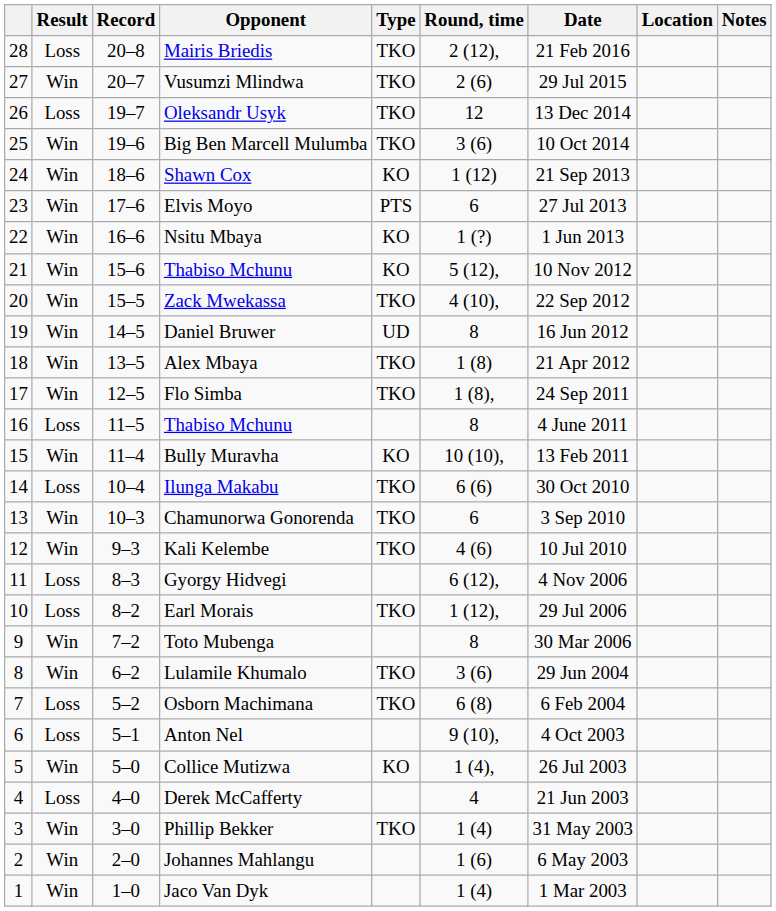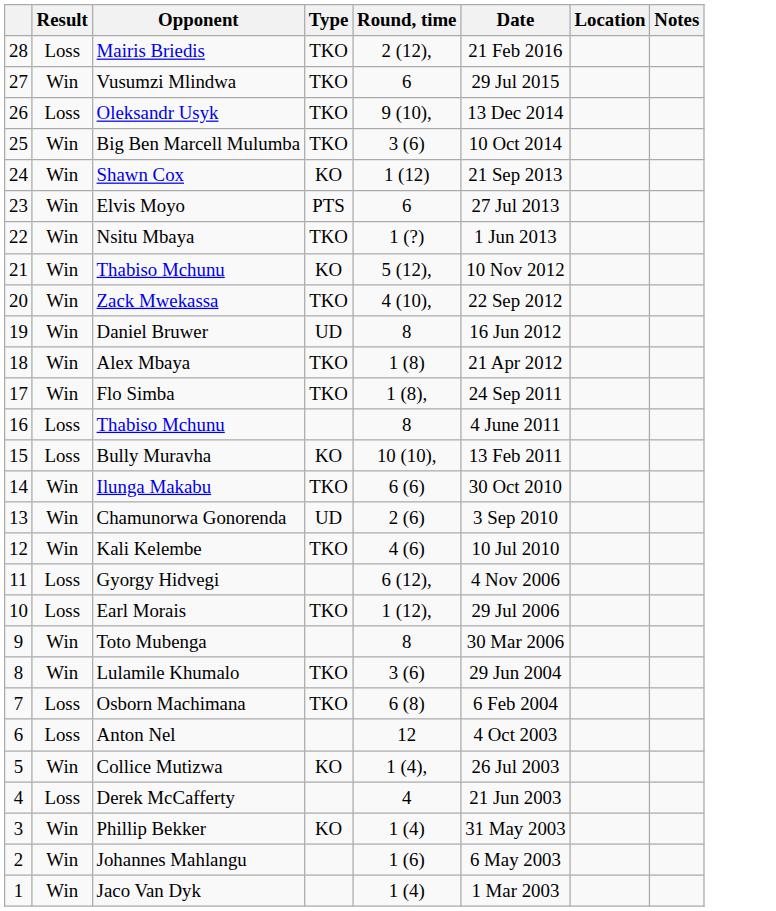- column: (126, 20)
(474, 82) 2 (6) -> (407, 82) 6
(474, 113) 12 -> (407, 113) 9 (10),
(396, 237) KO -> (329, 237) TKO
(62, 455) Win -> (62, 455) Loss
(62, 486) Loss -> (62, 486) Win
(396, 517) TKO -> (329, 517) UD
(474, 517) 6 -> (407, 517) 2 (6)
(474, 735) 9 (10), -> (407, 735) 12
(396, 828) TKO -> (329, 828) KO
